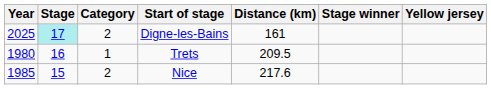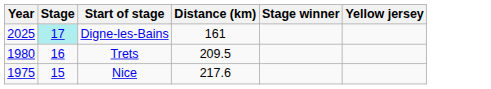- column: (108, 14)
(21, 73) 1985 -> (21, 73) 1975
